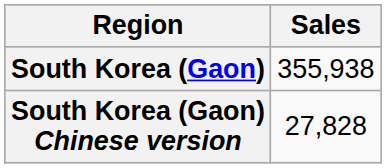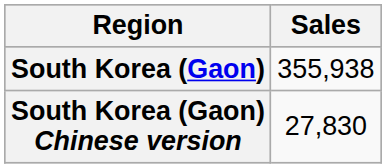(326, 126) 27,828 -> (326, 126) 27,830
